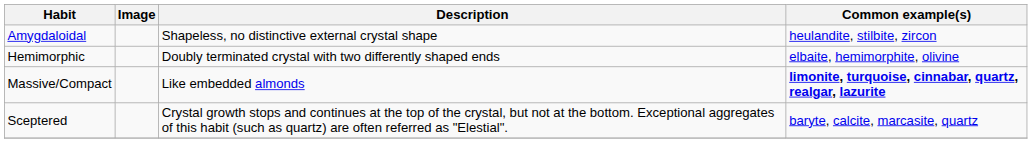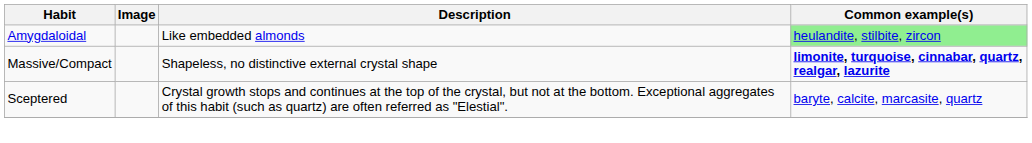(300, 35) Shapeless, no distinctive external crystal shape -> (233, 35) Like embedded almonds
(863, 35) no background -> (867, 35) lightgreen background
- row: (46, 56)
(233, 84) Like embedded almonds -> (300, 63) Shapeless, no distinctive external crystal shape
